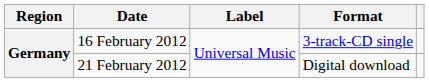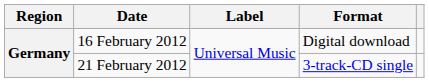(358, 41) 3-track-CD single -> (356, 41) Digital download
(356, 65) Digital download -> (358, 65) 3-track-CD single
